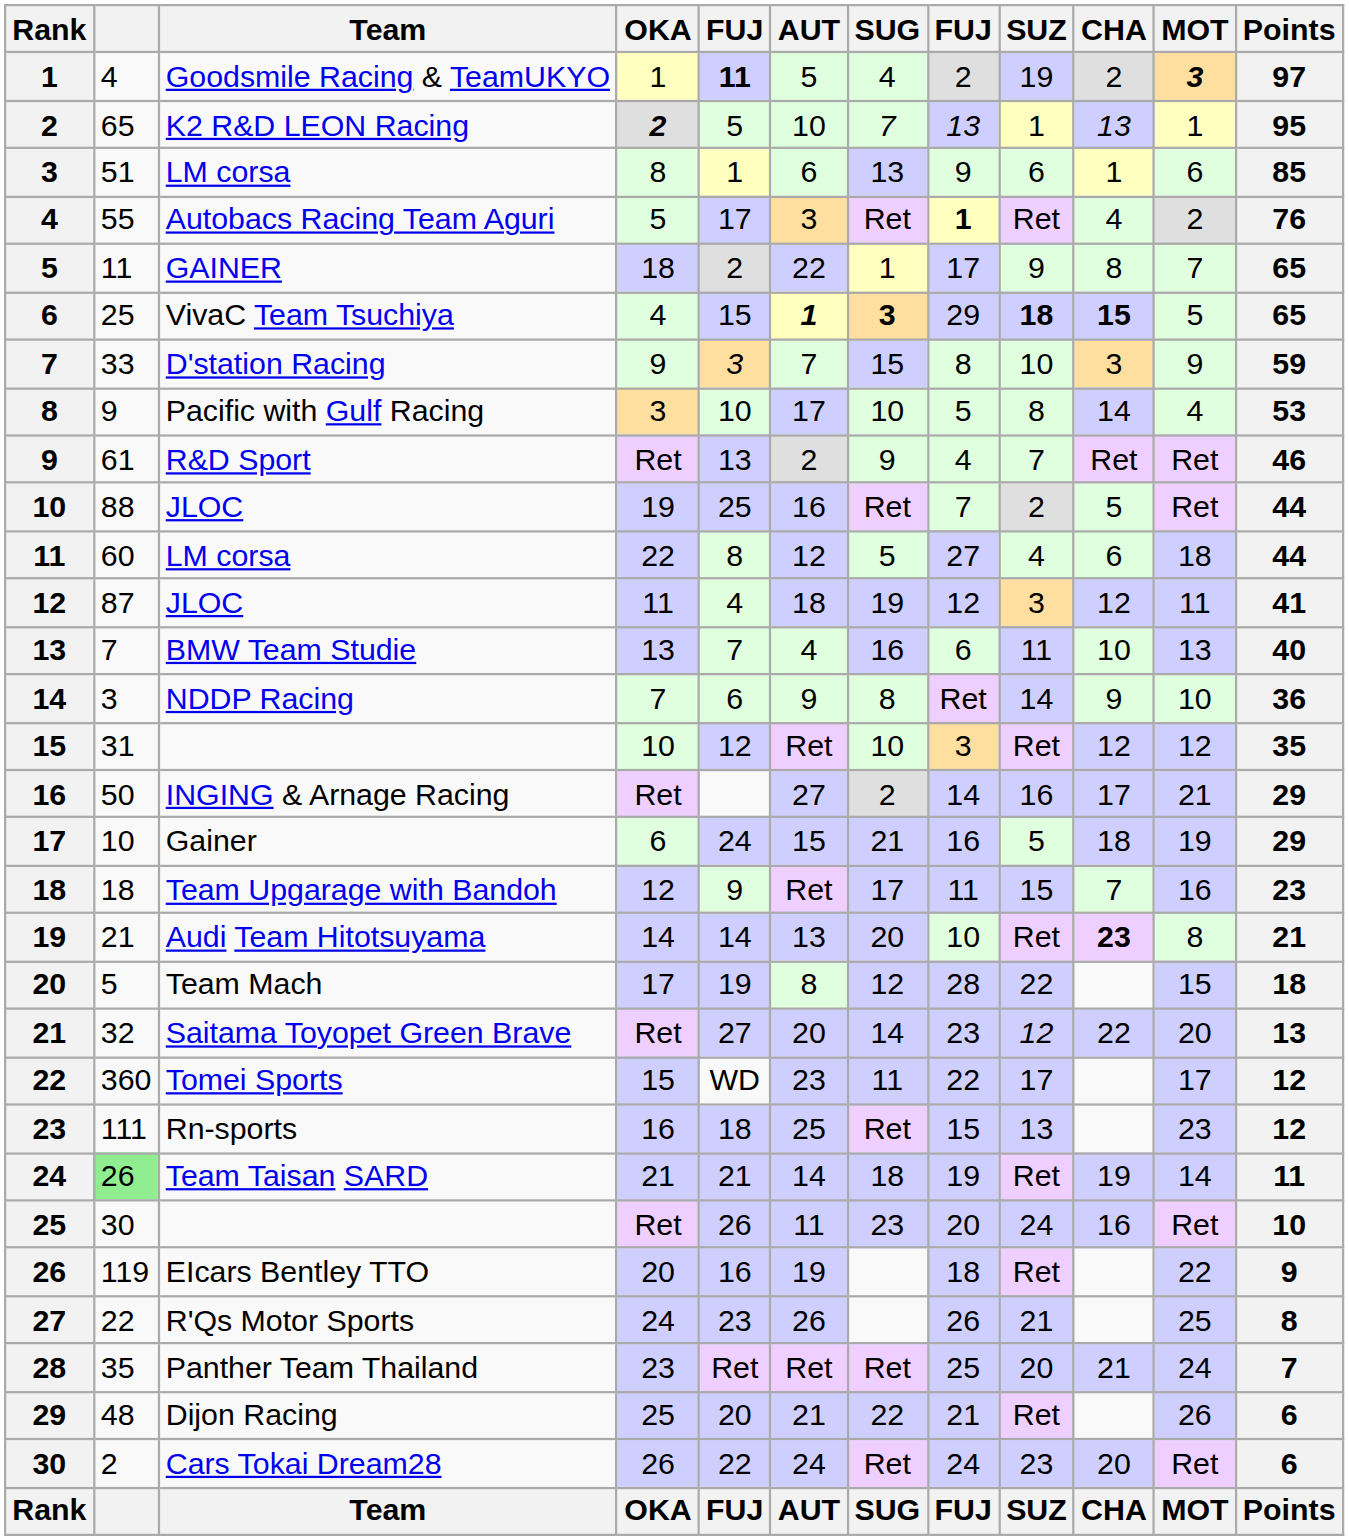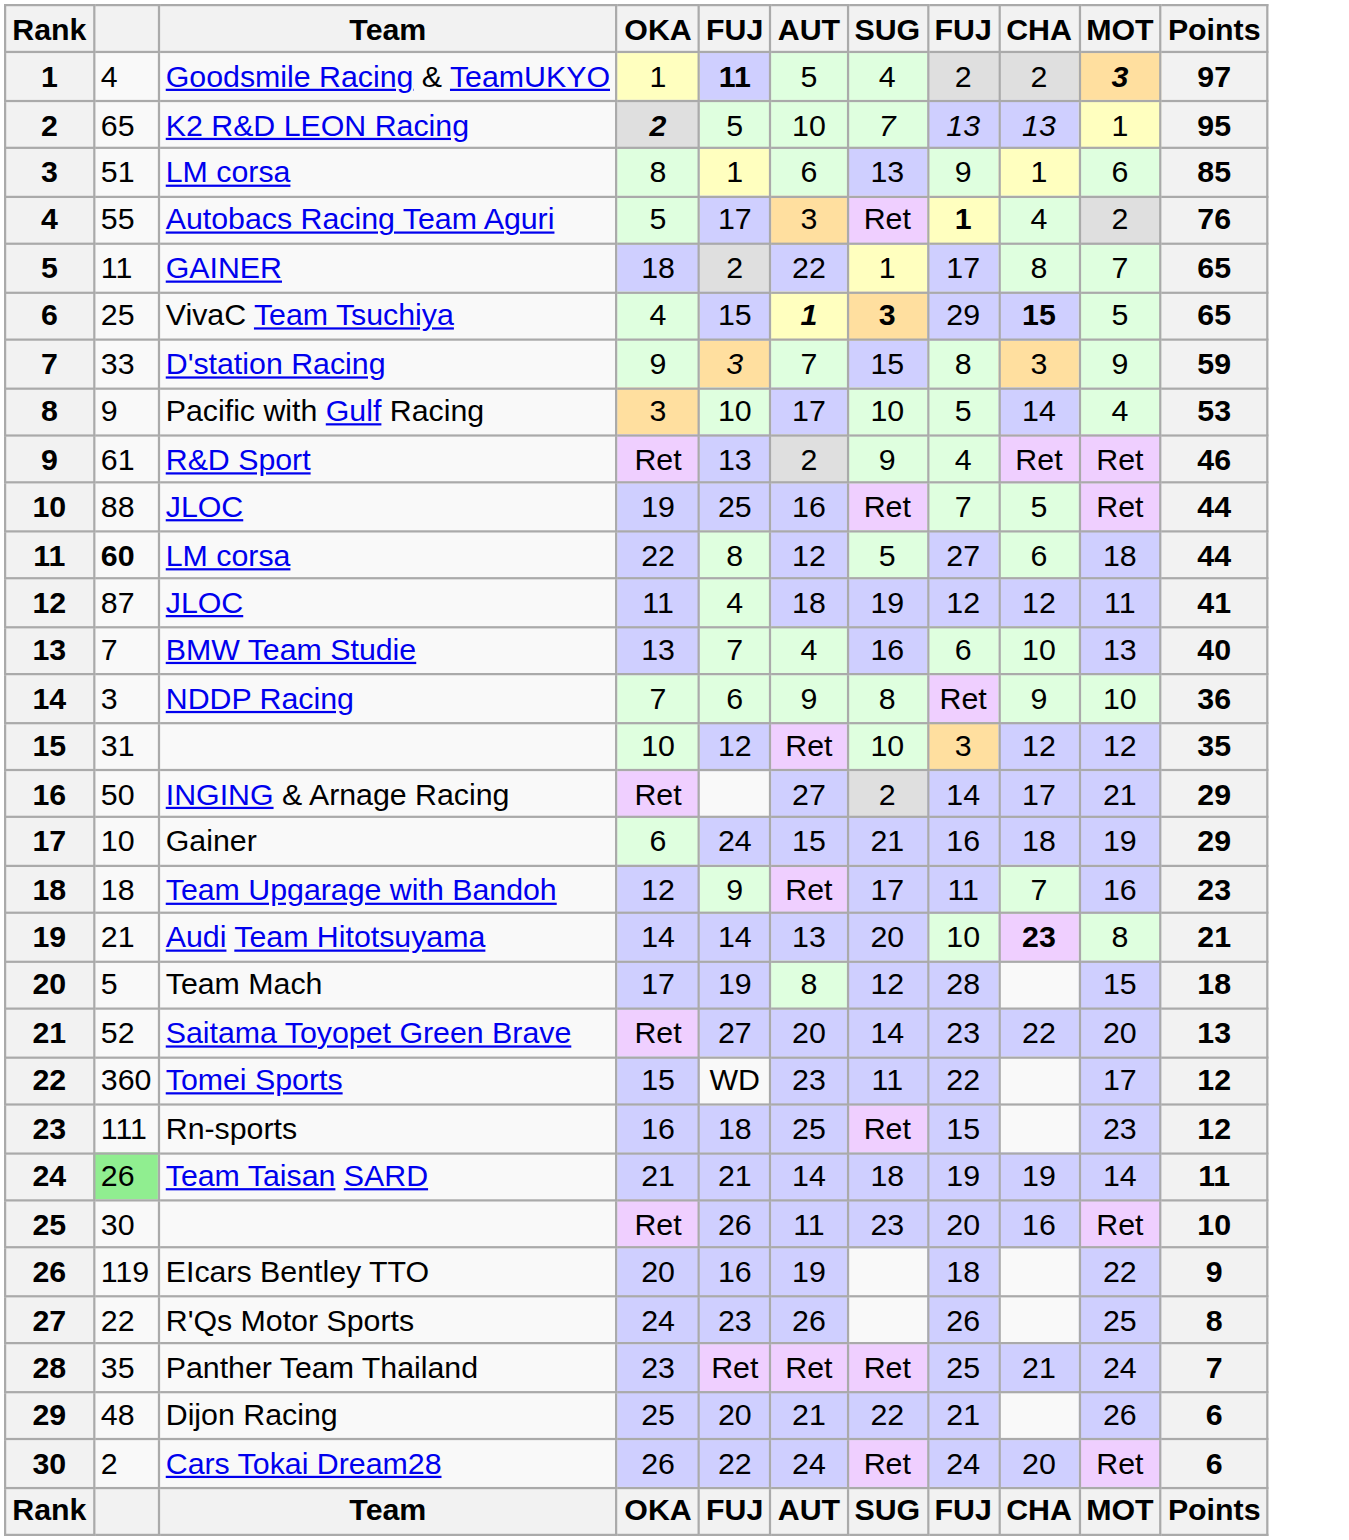- column: (1036, 29)
(118, 554) normal -> (118, 554) bold
(118, 1033) 32 -> (118, 1033) 52
